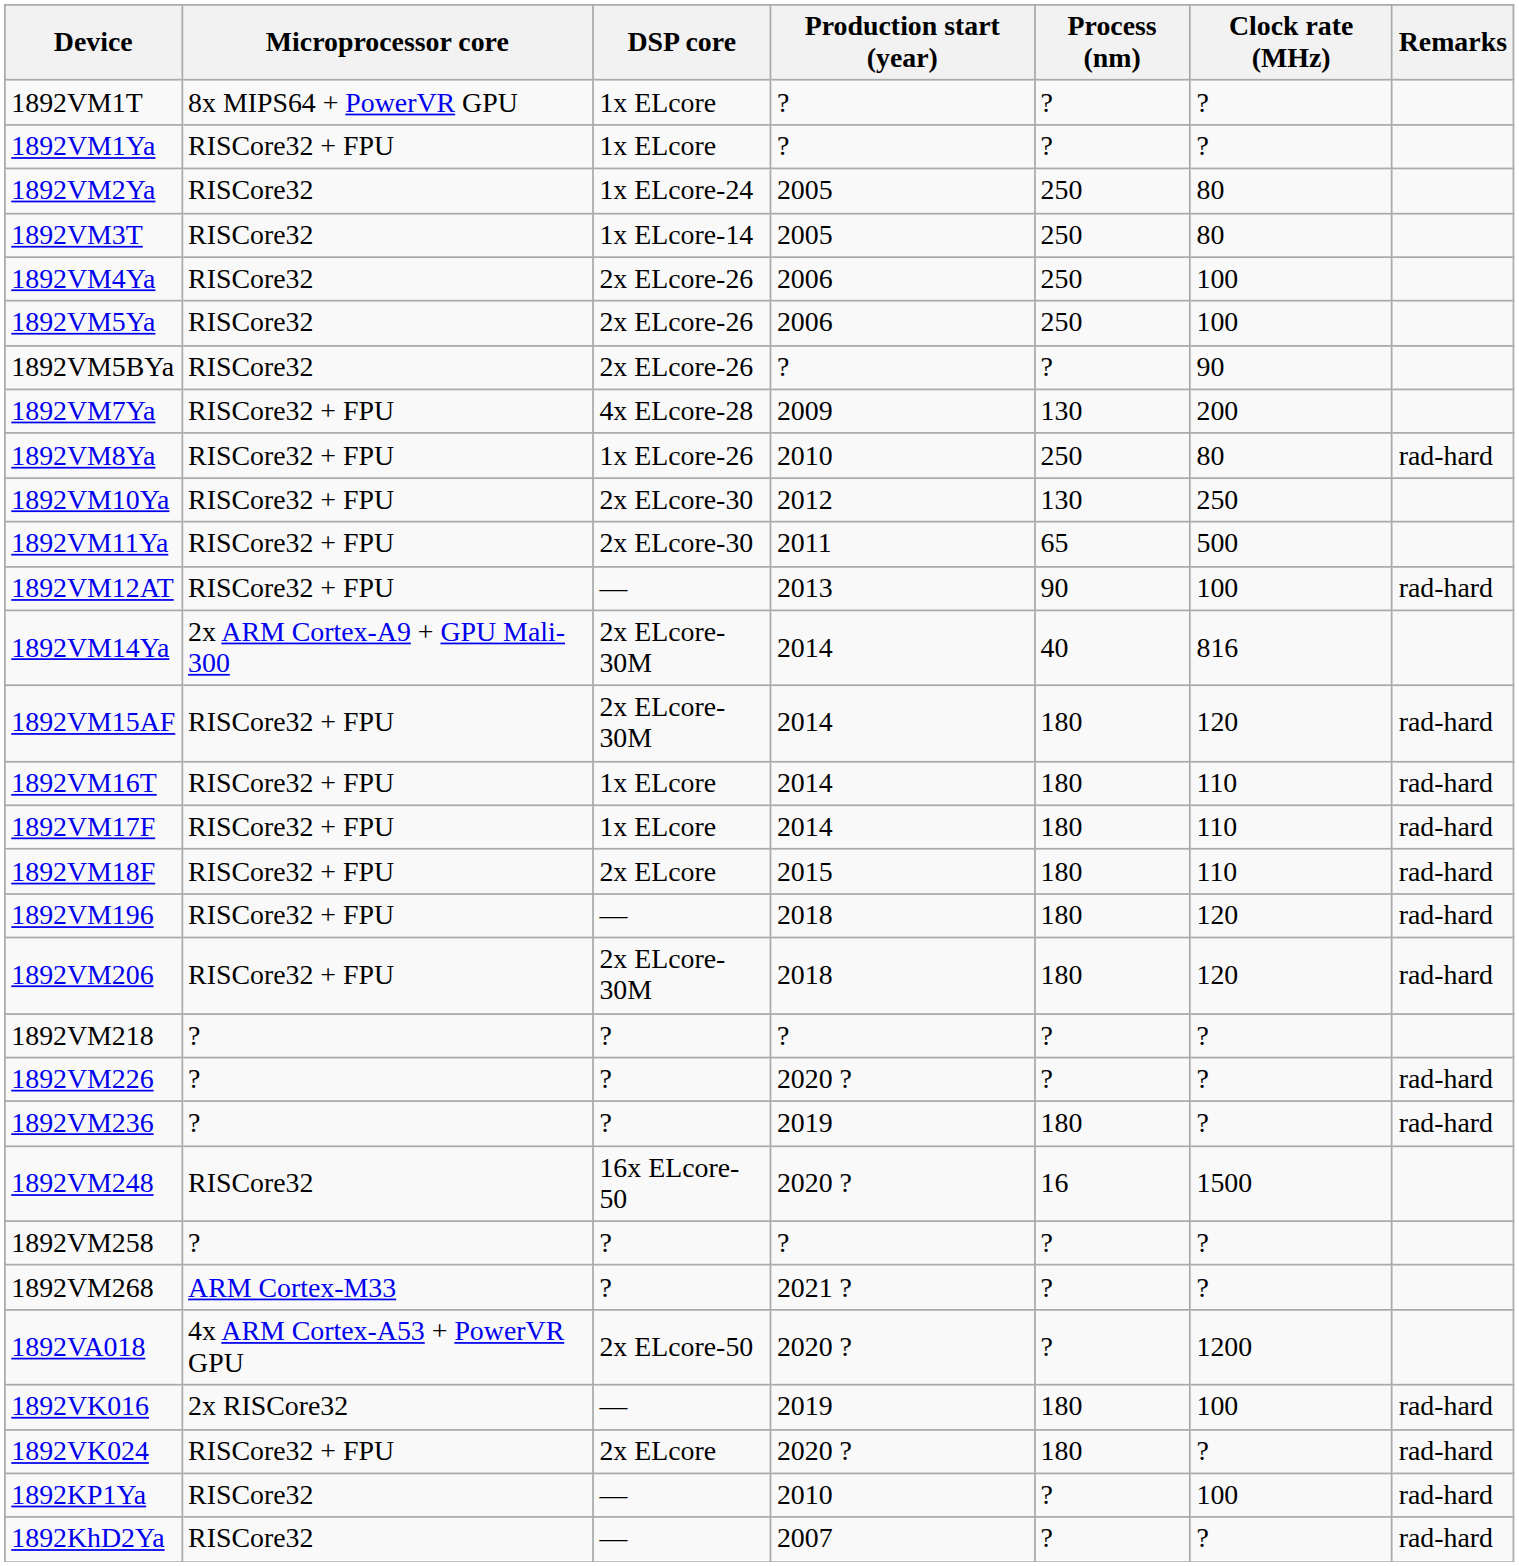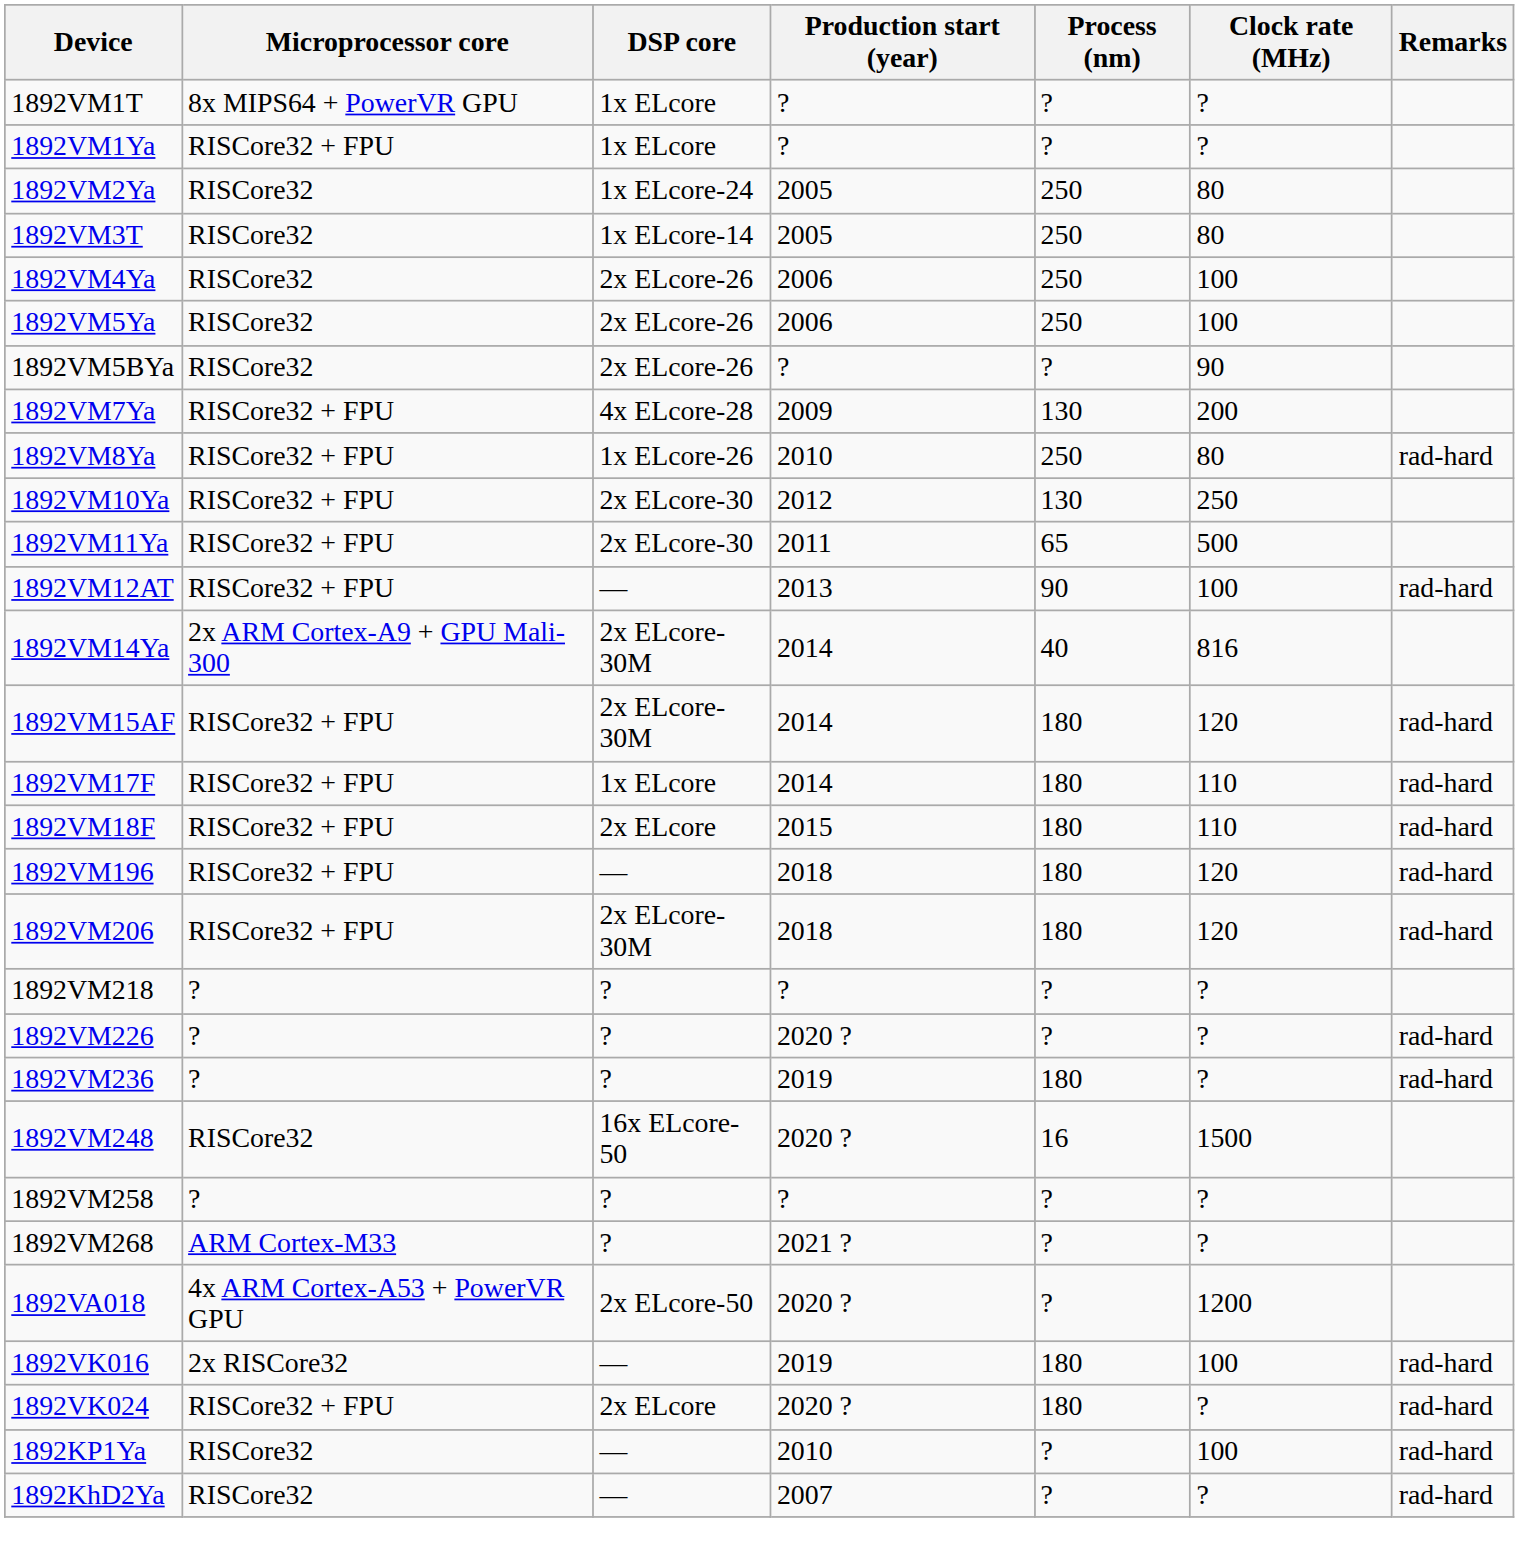- row: (84, 782)
